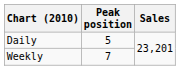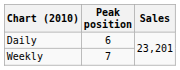(108, 40) 5 -> (108, 40) 6
